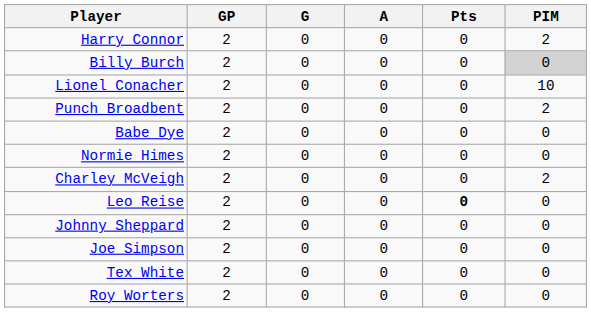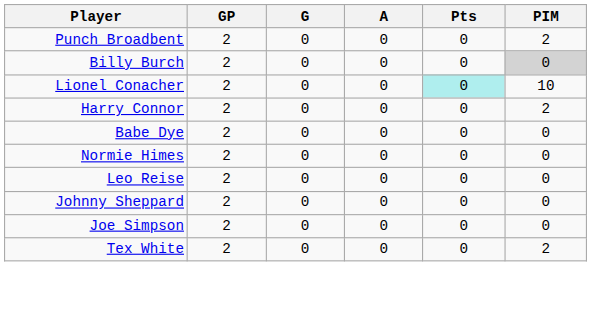rows swapped: (120, 109) <-> (132, 40)
(464, 86) no background -> (464, 86) paleturquoise background
- row: (120, 179)
(464, 203) bold -> (464, 179) normal
(546, 273) 0 -> (546, 249) 2
- row: (137, 296)
